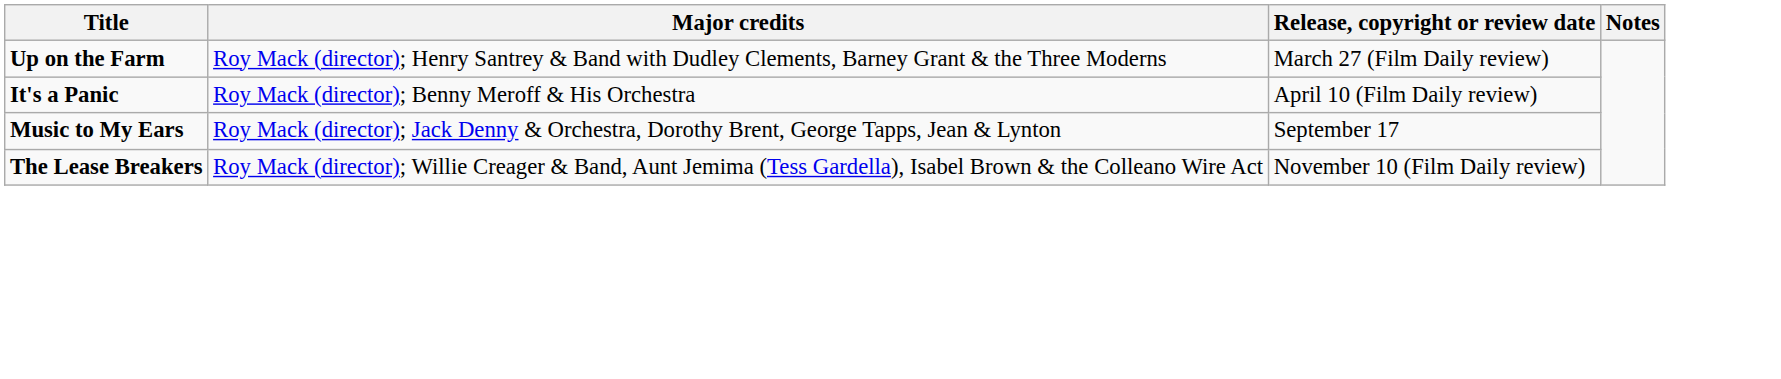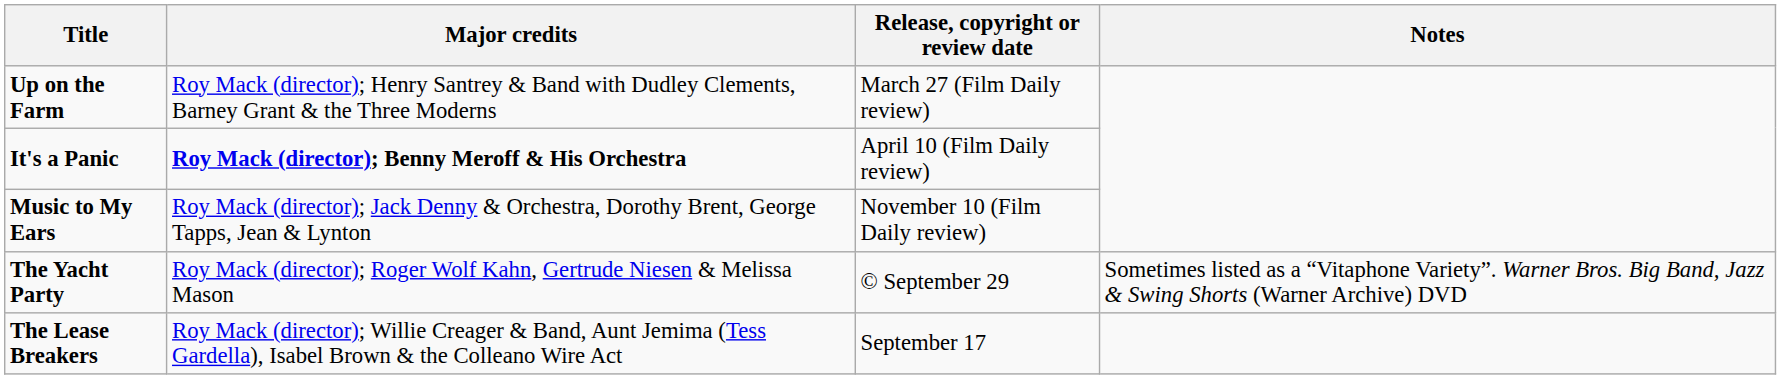(454, 94) normal -> (429, 158) bold
(1336, 130) September 17 -> (951, 220) November 10 (Film Daily review)
+ row: (59, 281)
(1429, 166) November 10 (Film Daily review) -> (923, 343) September 17
